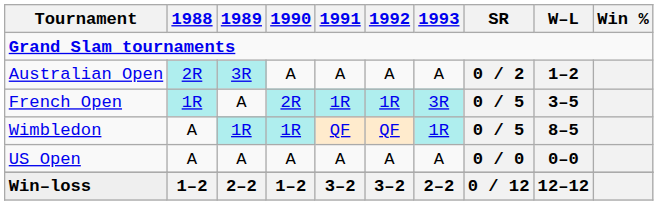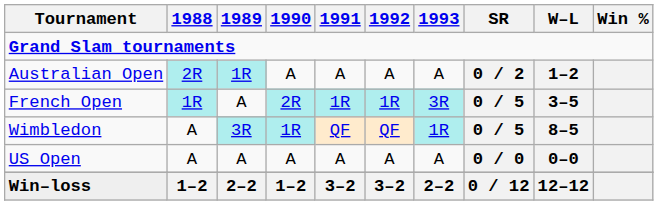(241, 75) 3R -> (241, 75) 1R
(241, 131) 1R -> (241, 131) 3R
